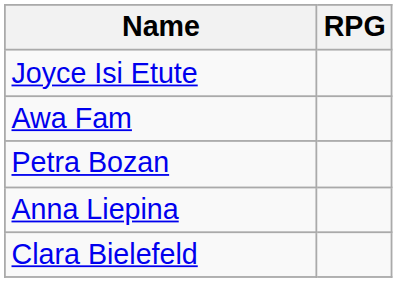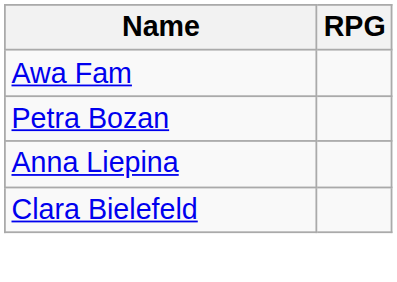- row: (105, 72)
